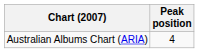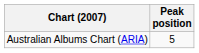(172, 39) 4 -> (172, 39) 5
